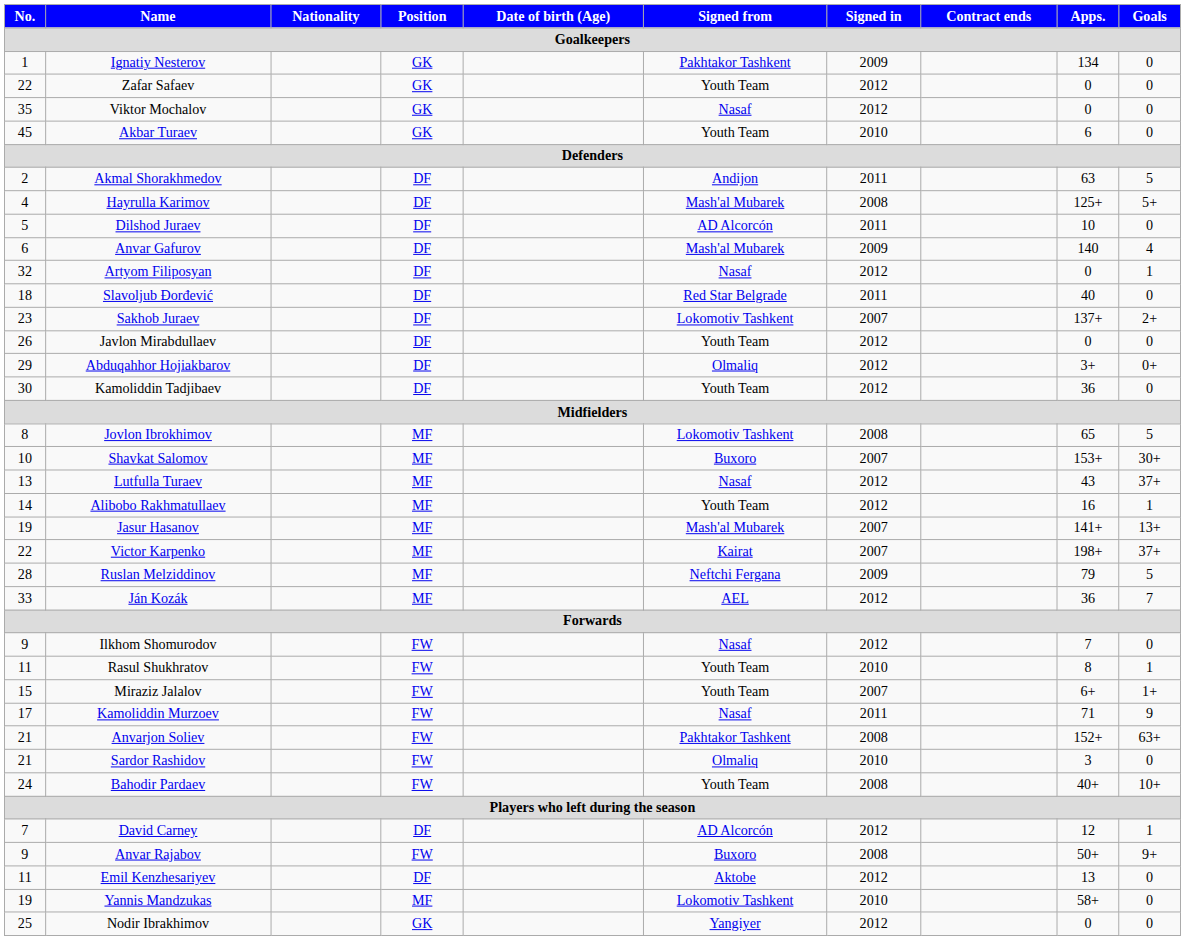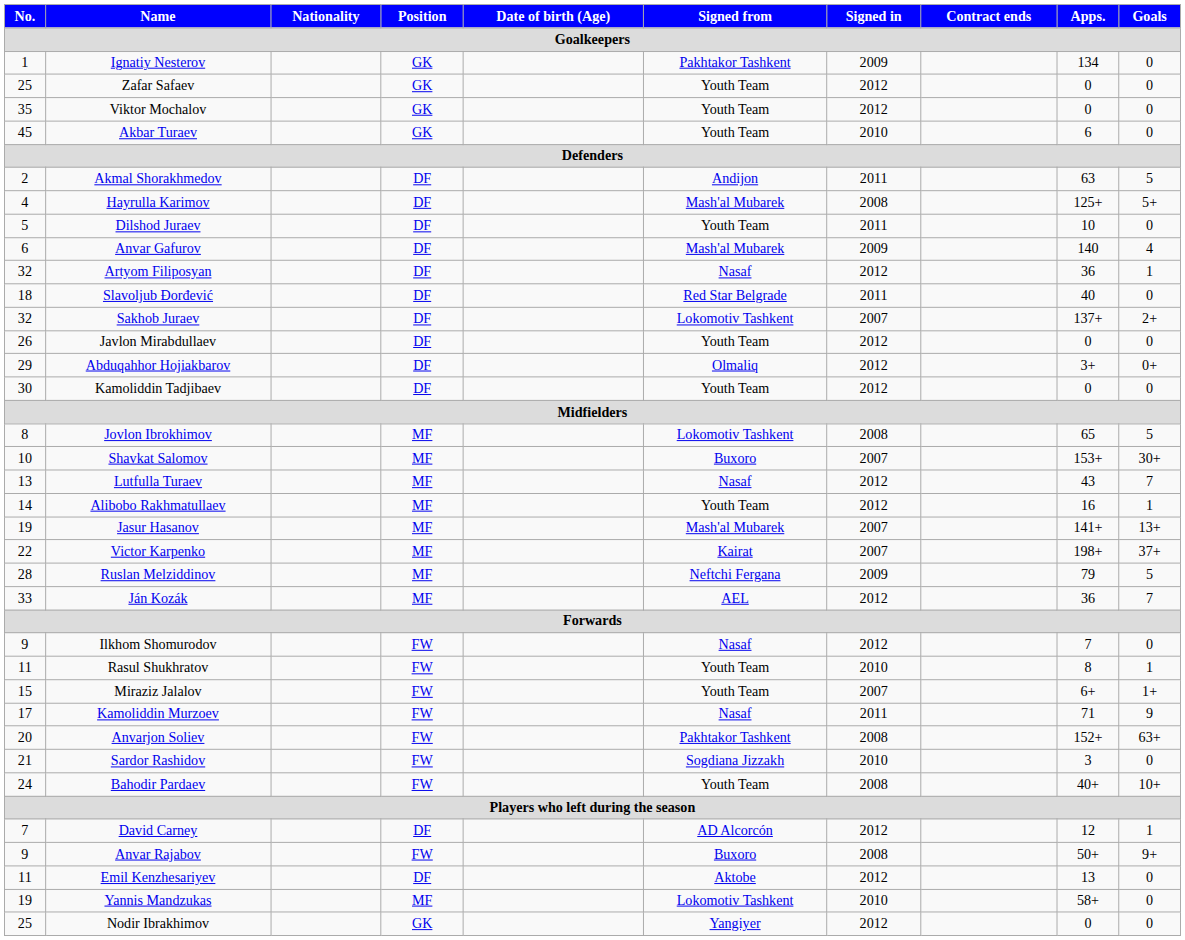(25, 86) 22 -> (25, 86) 25
(735, 109) Nasaf -> (735, 109) Youth Team
(735, 226) AD Alcorcón -> (735, 226) Youth Team
(1088, 272) 0 -> (1088, 272) 36
(25, 319) 23 -> (25, 319) 32
(1088, 388) 36 -> (1088, 388) 0
(1150, 482) 37+ -> (1150, 482) 7
(25, 738) 21 -> (25, 738) 20
(735, 761) Olmaliq -> (735, 761) Sogdiana Jizzakh
